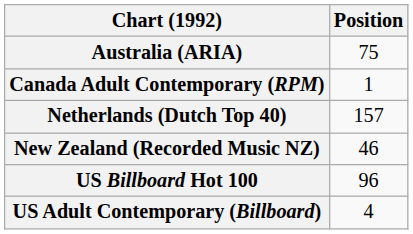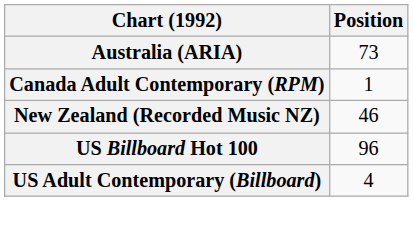(369, 52) 75 -> (369, 52) 73
- row: (167, 116)
